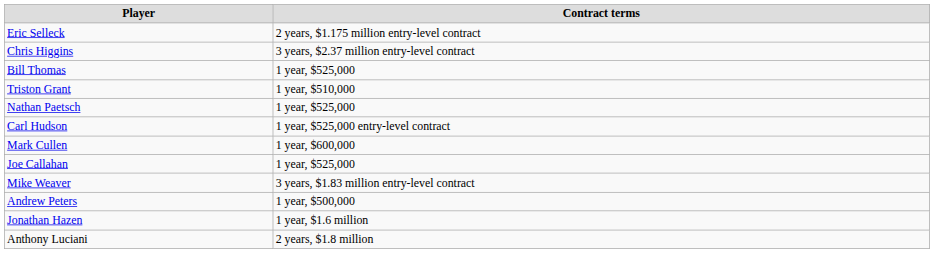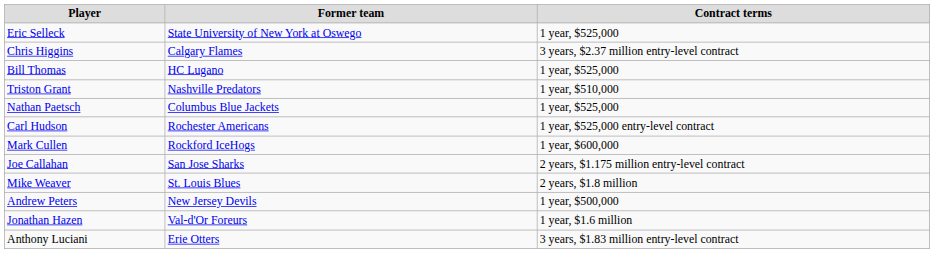+ column: (351, 13)
(378, 32) 2 years, $1.175 million entry-level contract -> (579, 32) 1 year, $525,000
(315, 164) 1 year, $525,000 -> (642, 164) 2 years, $1.175 million entry-level contract
(375, 182) 3 years, $1.83 million entry-level contract -> (588, 182) 2 years, $1.8 million
(325, 239) 2 years, $1.8 million -> (639, 239) 3 years, $1.83 million entry-level contract
